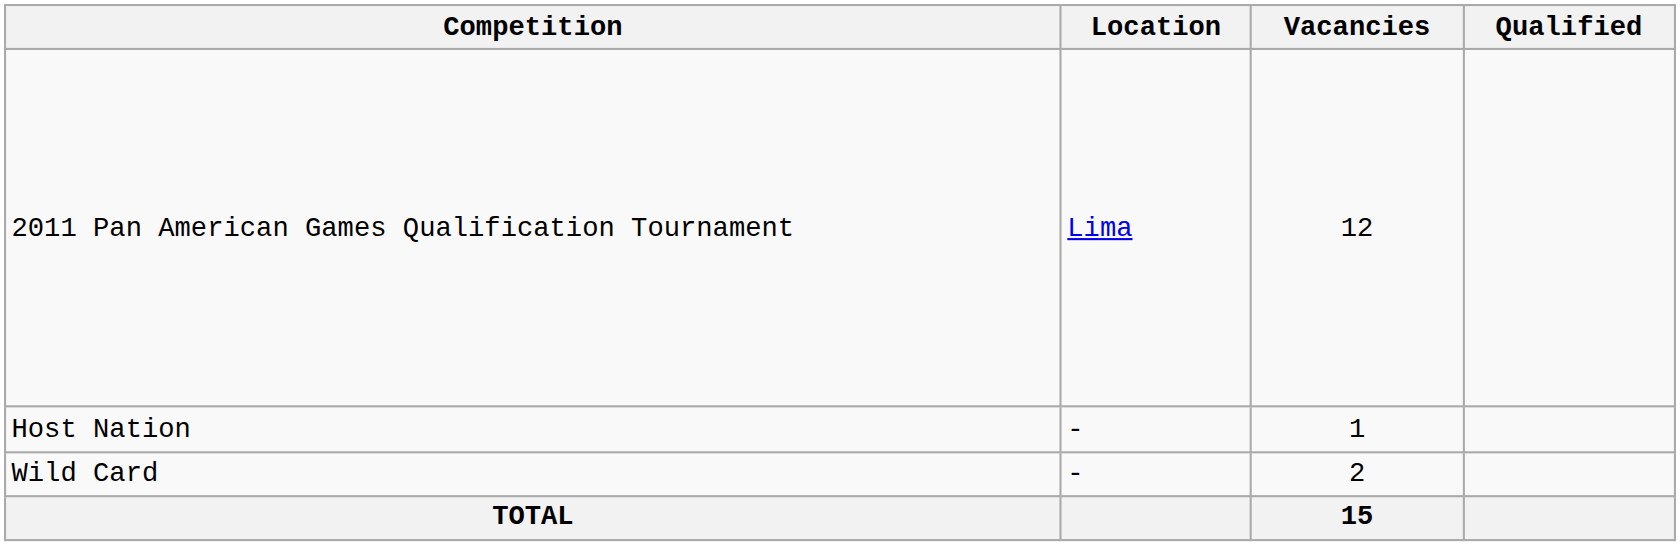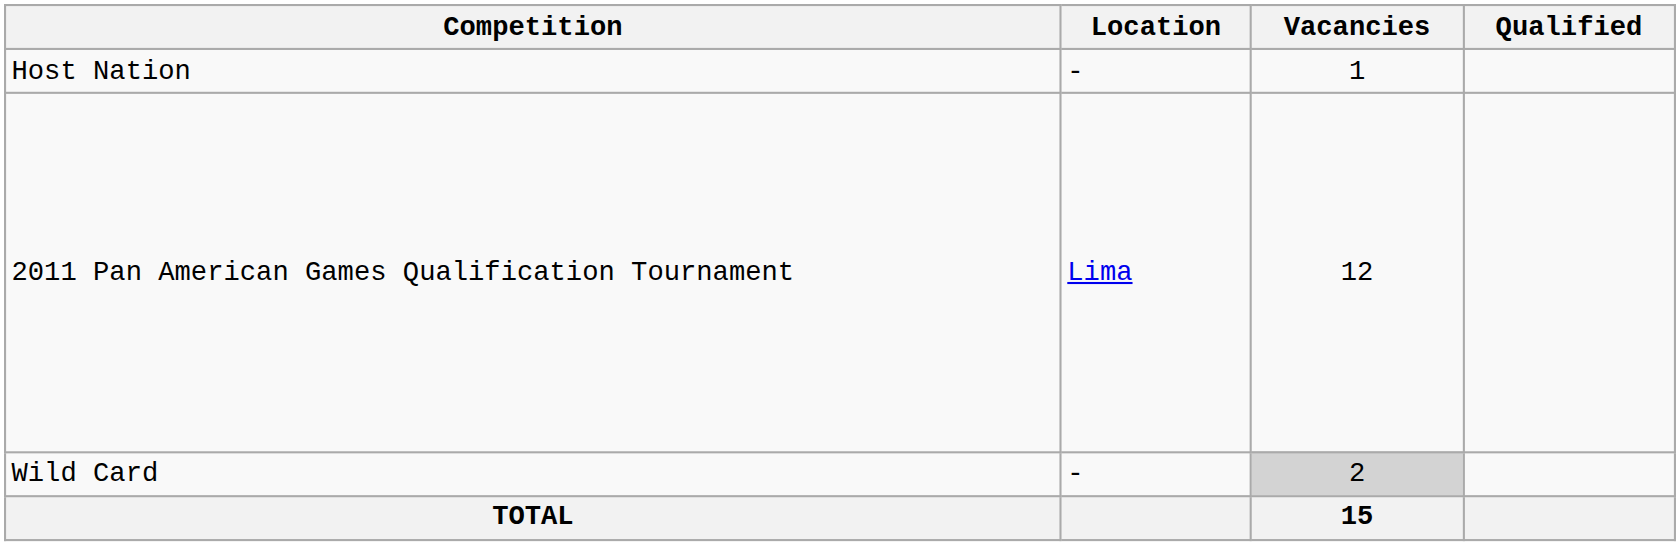rows swapped: (101, 429) <-> (403, 228)
(1357, 474) no background -> (1357, 474) lightgrey background
